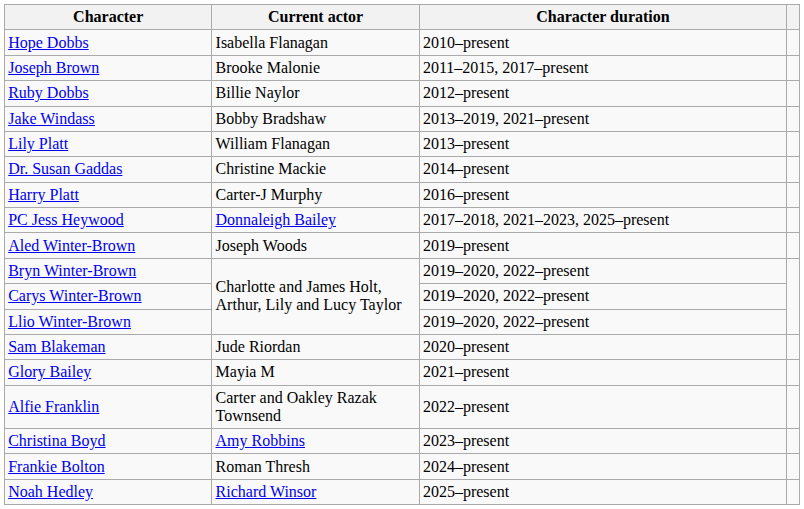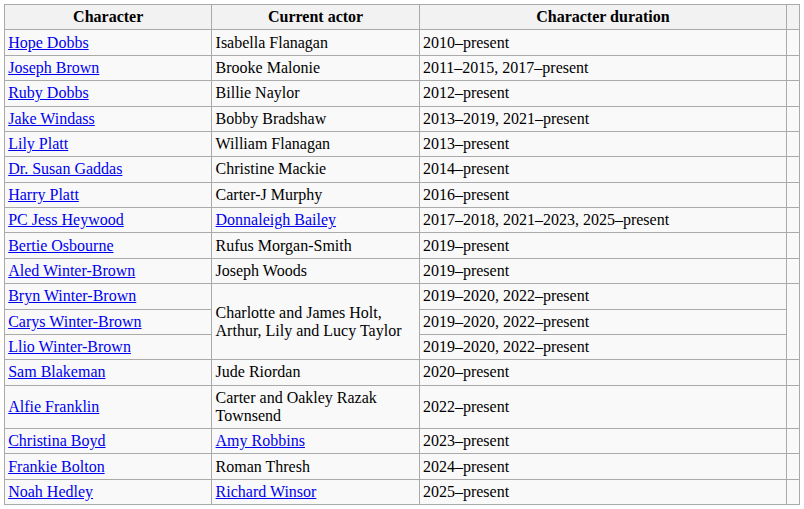+ row: (61, 245)
- row: (50, 372)
